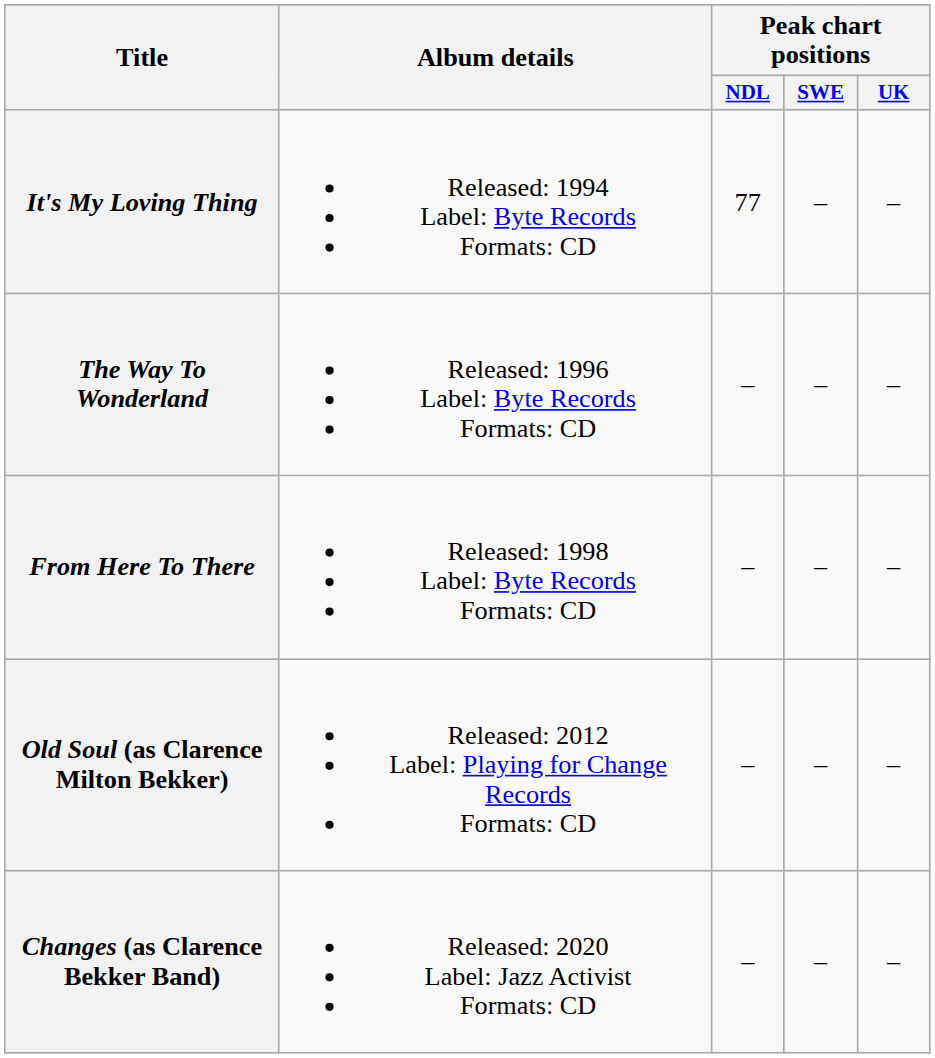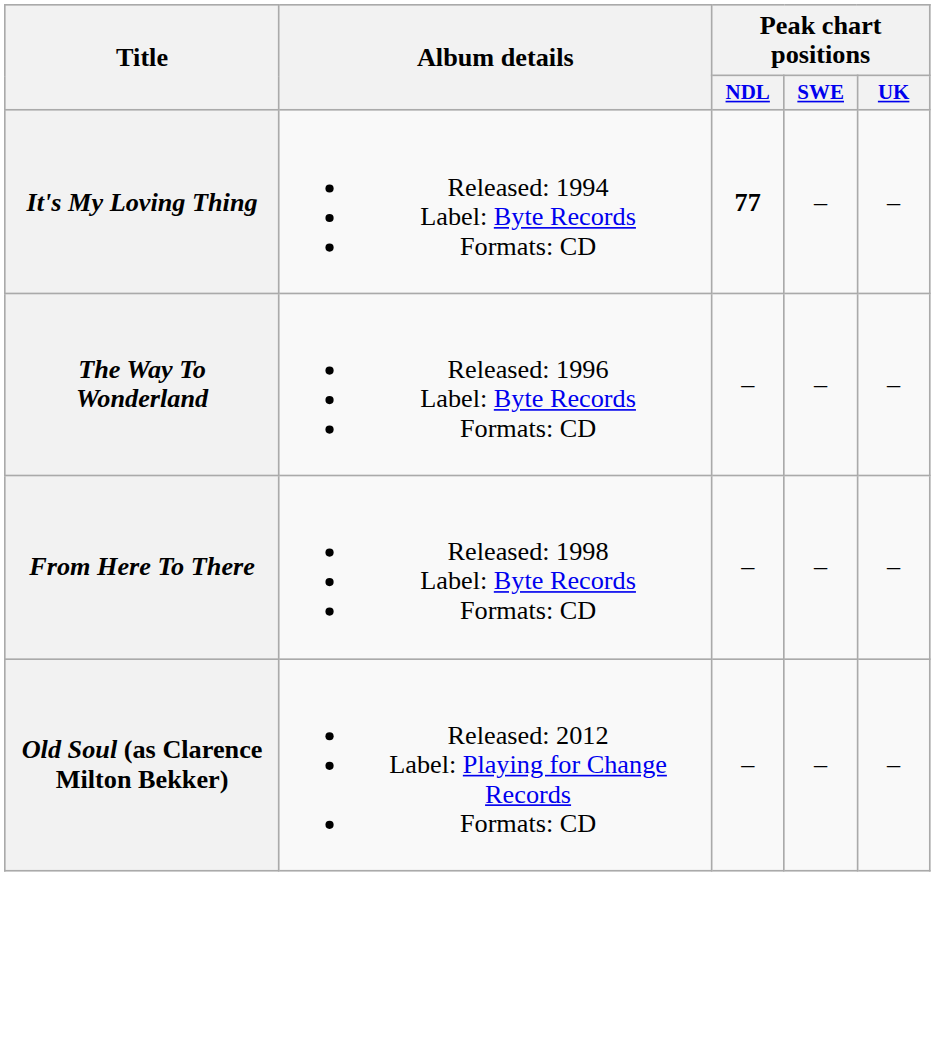(748, 201) normal -> (748, 201) bold
- row: (142, 961)
